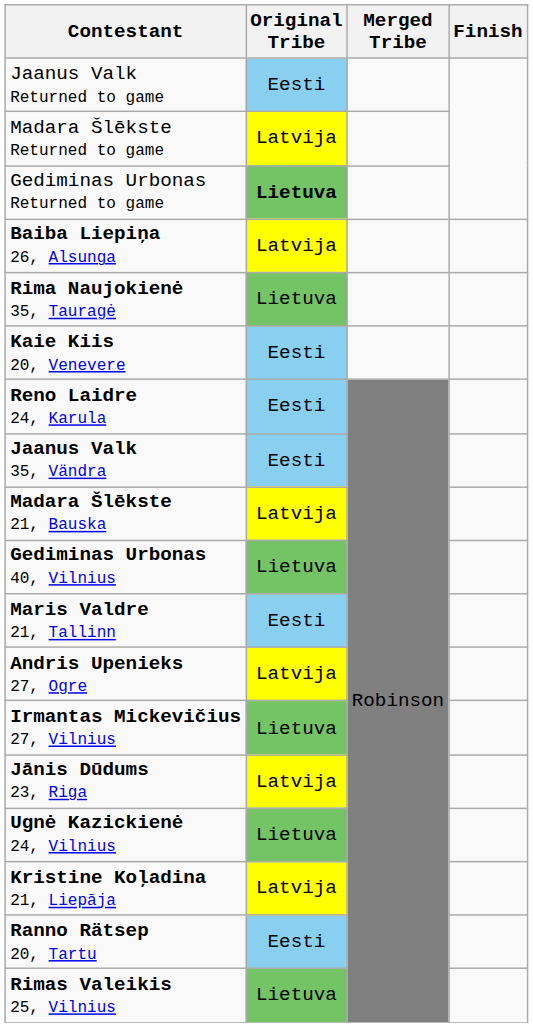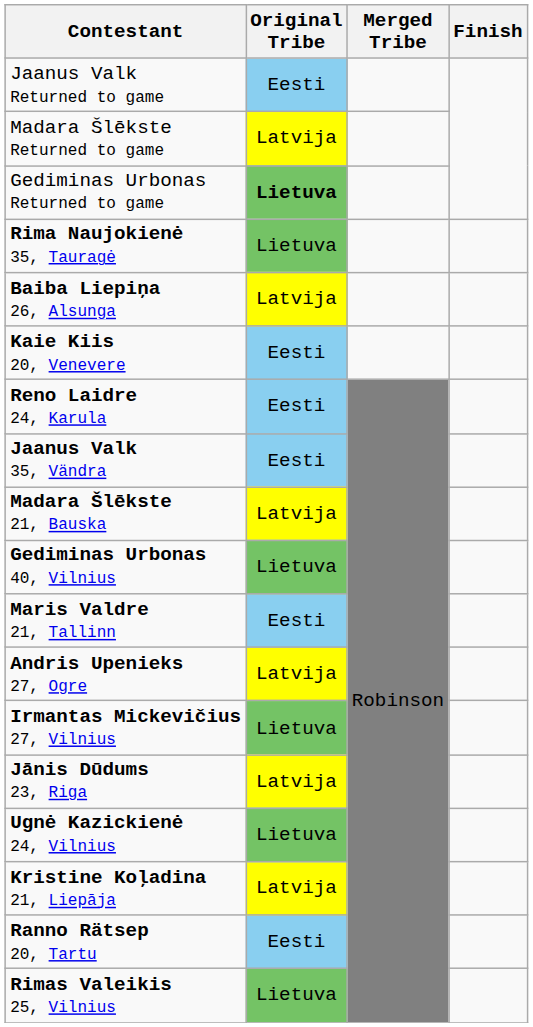rows swapped: (85, 245) <-> (97, 299)
